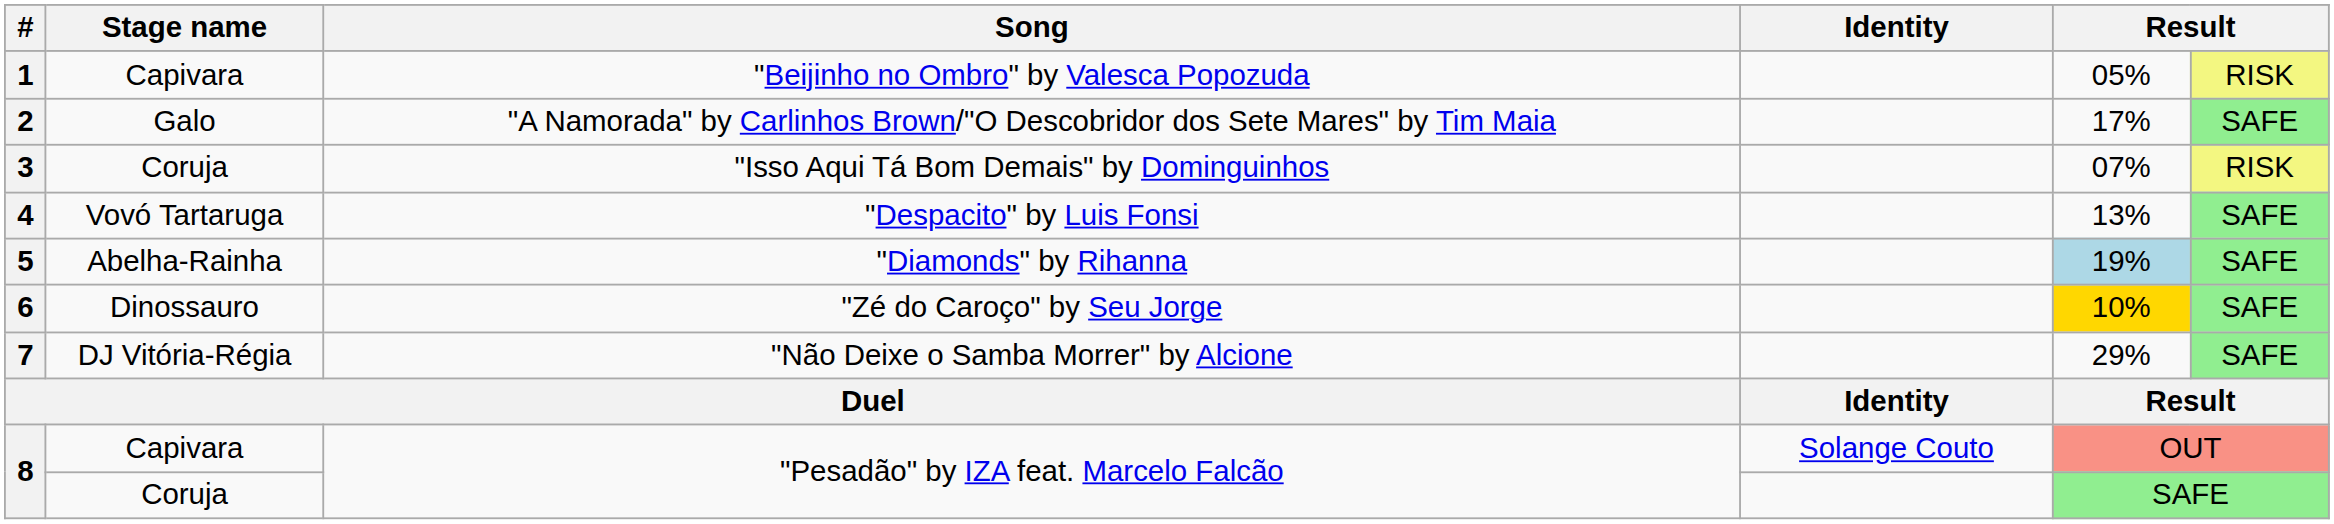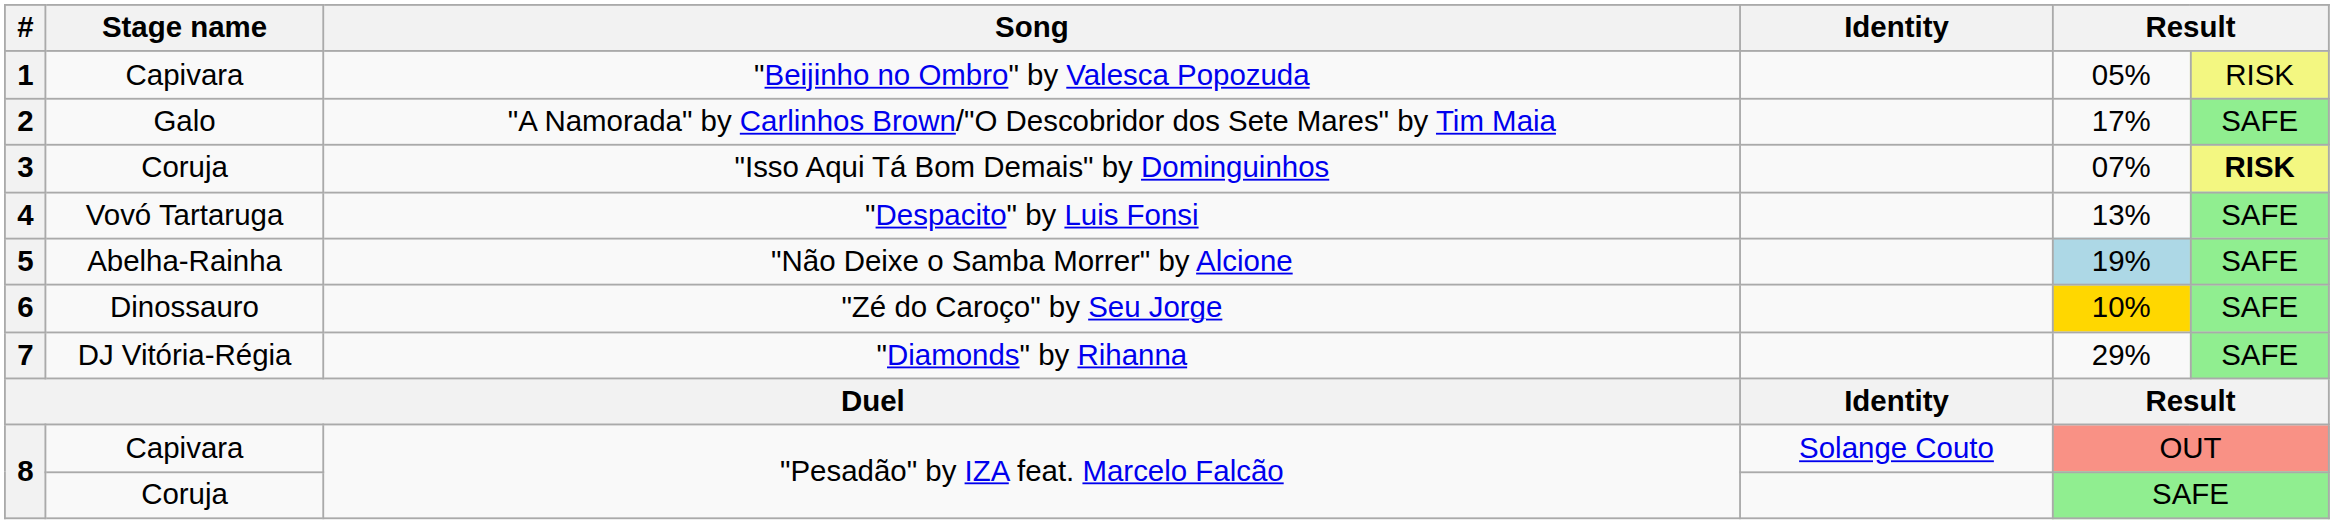(2260, 167) normal -> (2260, 167) bold
(1032, 261) "Diamonds" by Rihanna -> (1032, 261) "Não Deixe o Samba Morrer" by Alcione
(1032, 354) "Não Deixe o Samba Morrer" by Alcione -> (1032, 354) "Diamonds" by Rihanna
